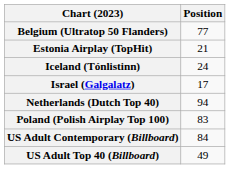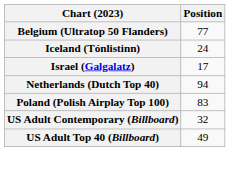- row: (93, 48)
(203, 137) 84 -> (203, 119) 32
